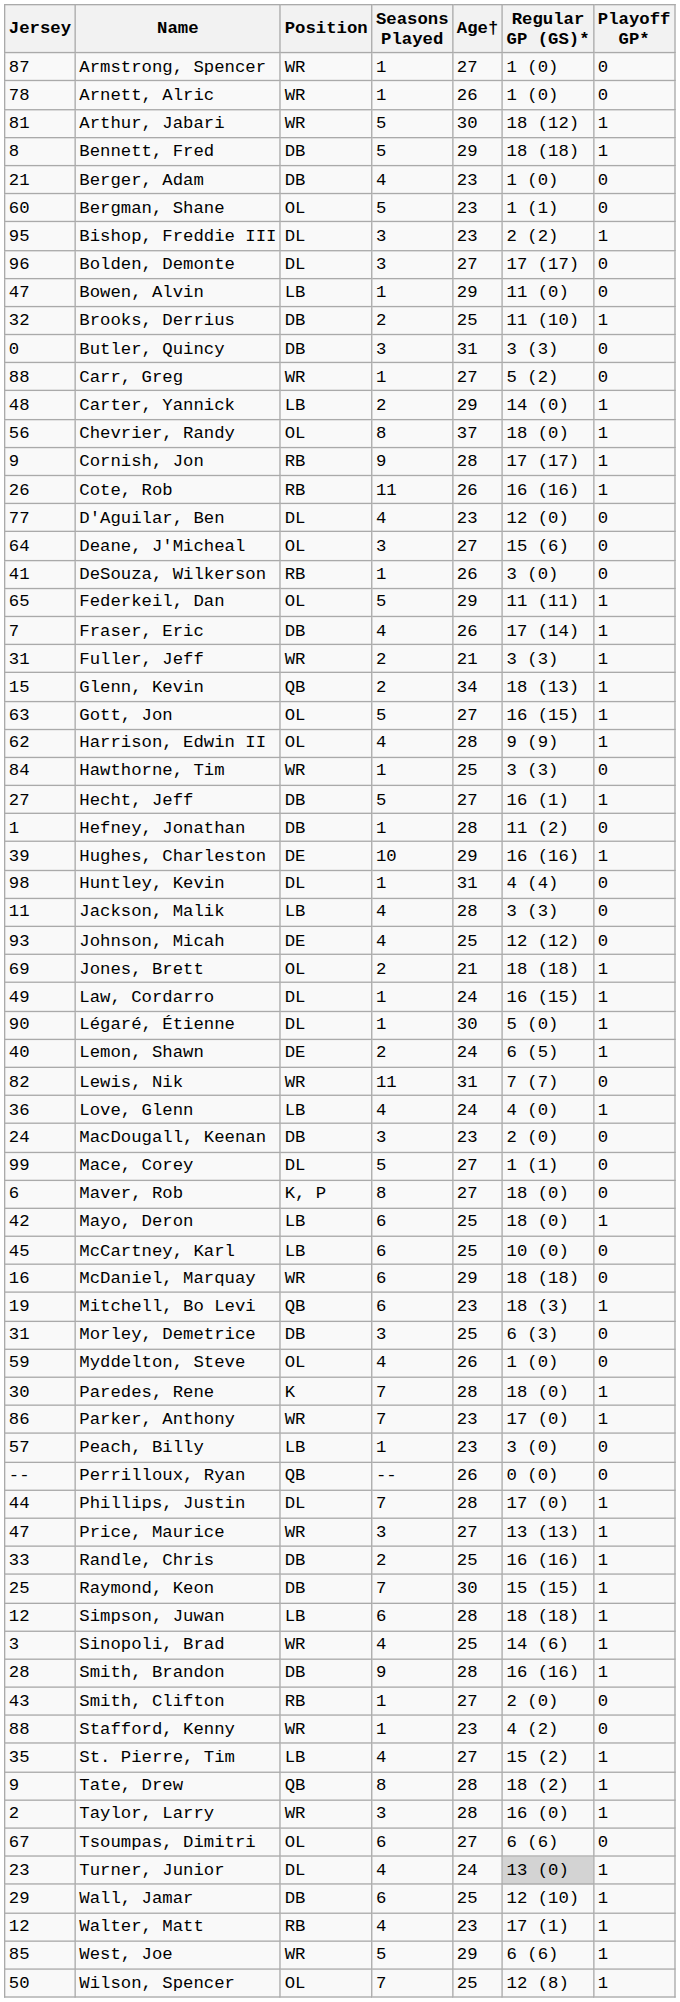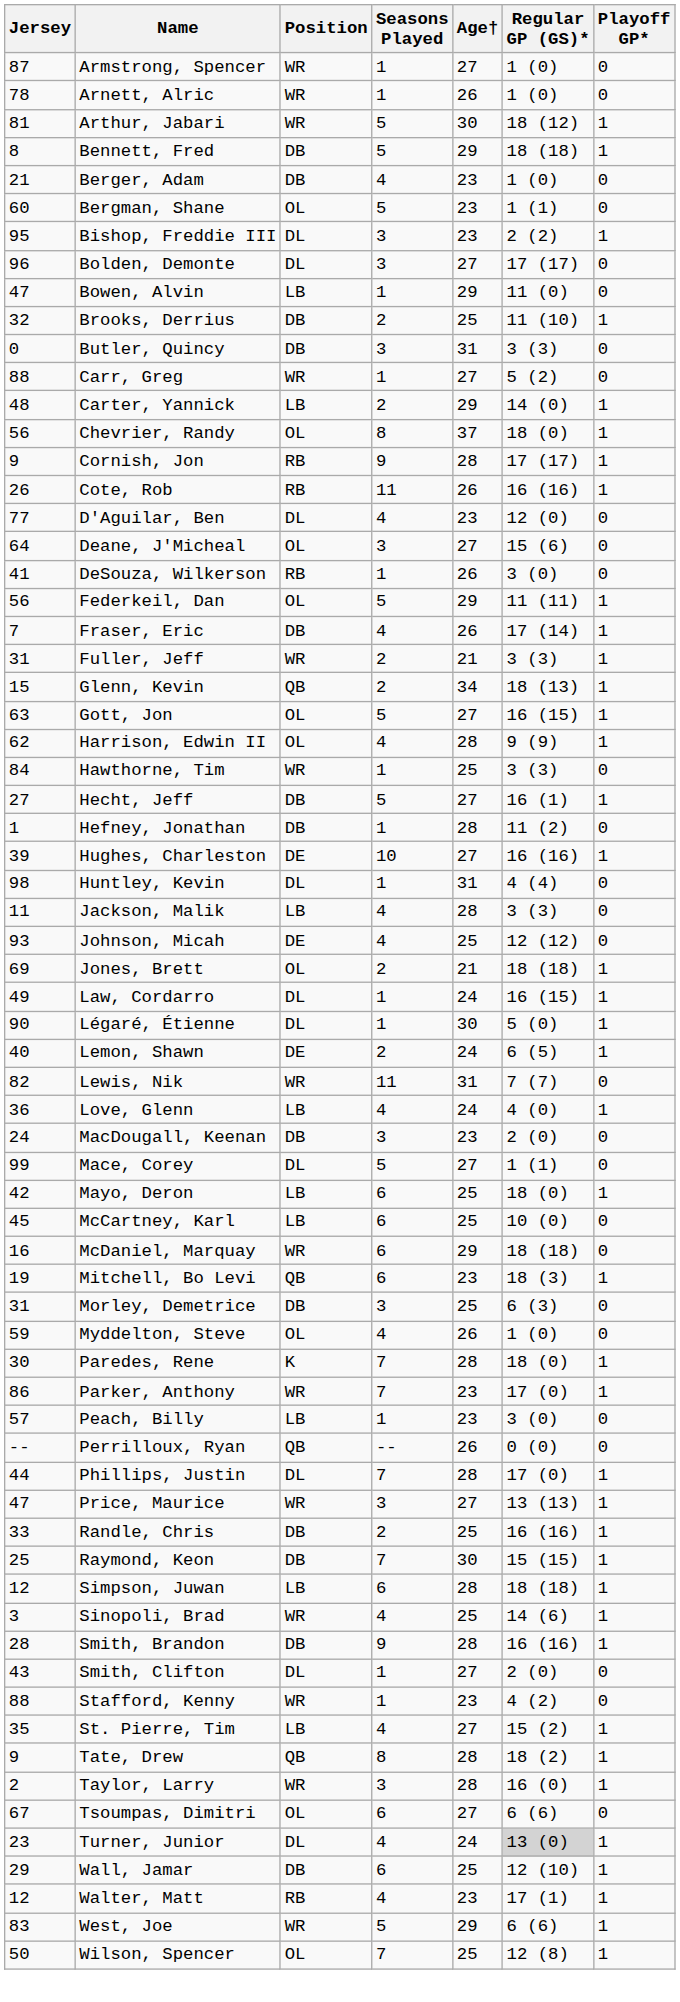(19, 602) 65 -> (19, 602) 56
(467, 856) 29 -> (467, 856) 27
- row: (131, 1194)
(295, 1701) RB -> (295, 1673) DL
(19, 1955) 85 -> (19, 1927) 83
